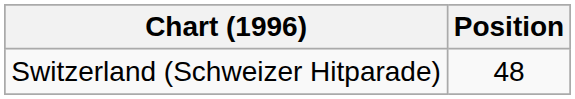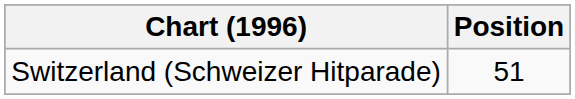(509, 71) 48 -> (509, 71) 51
